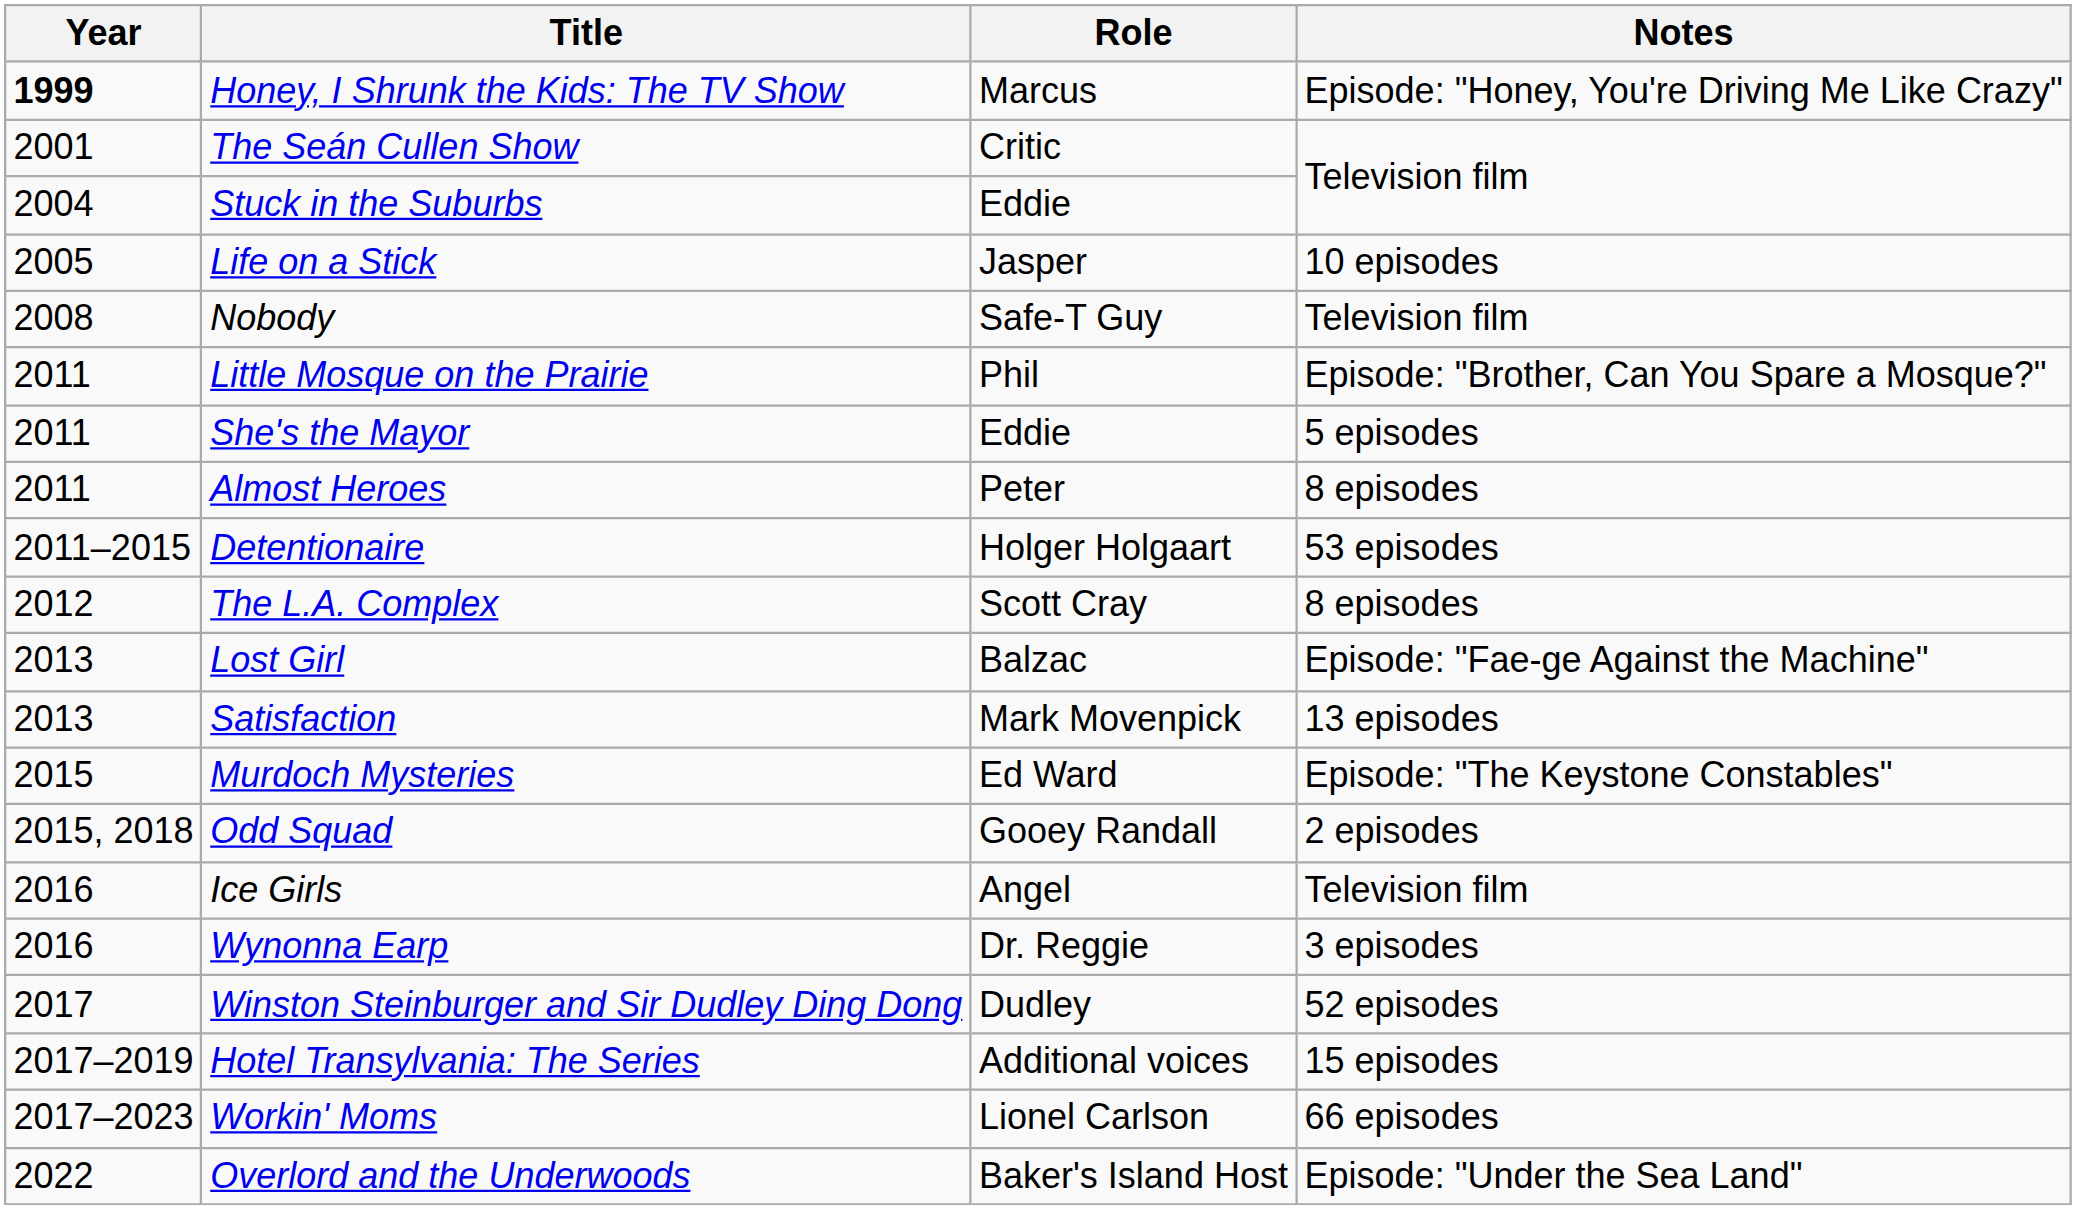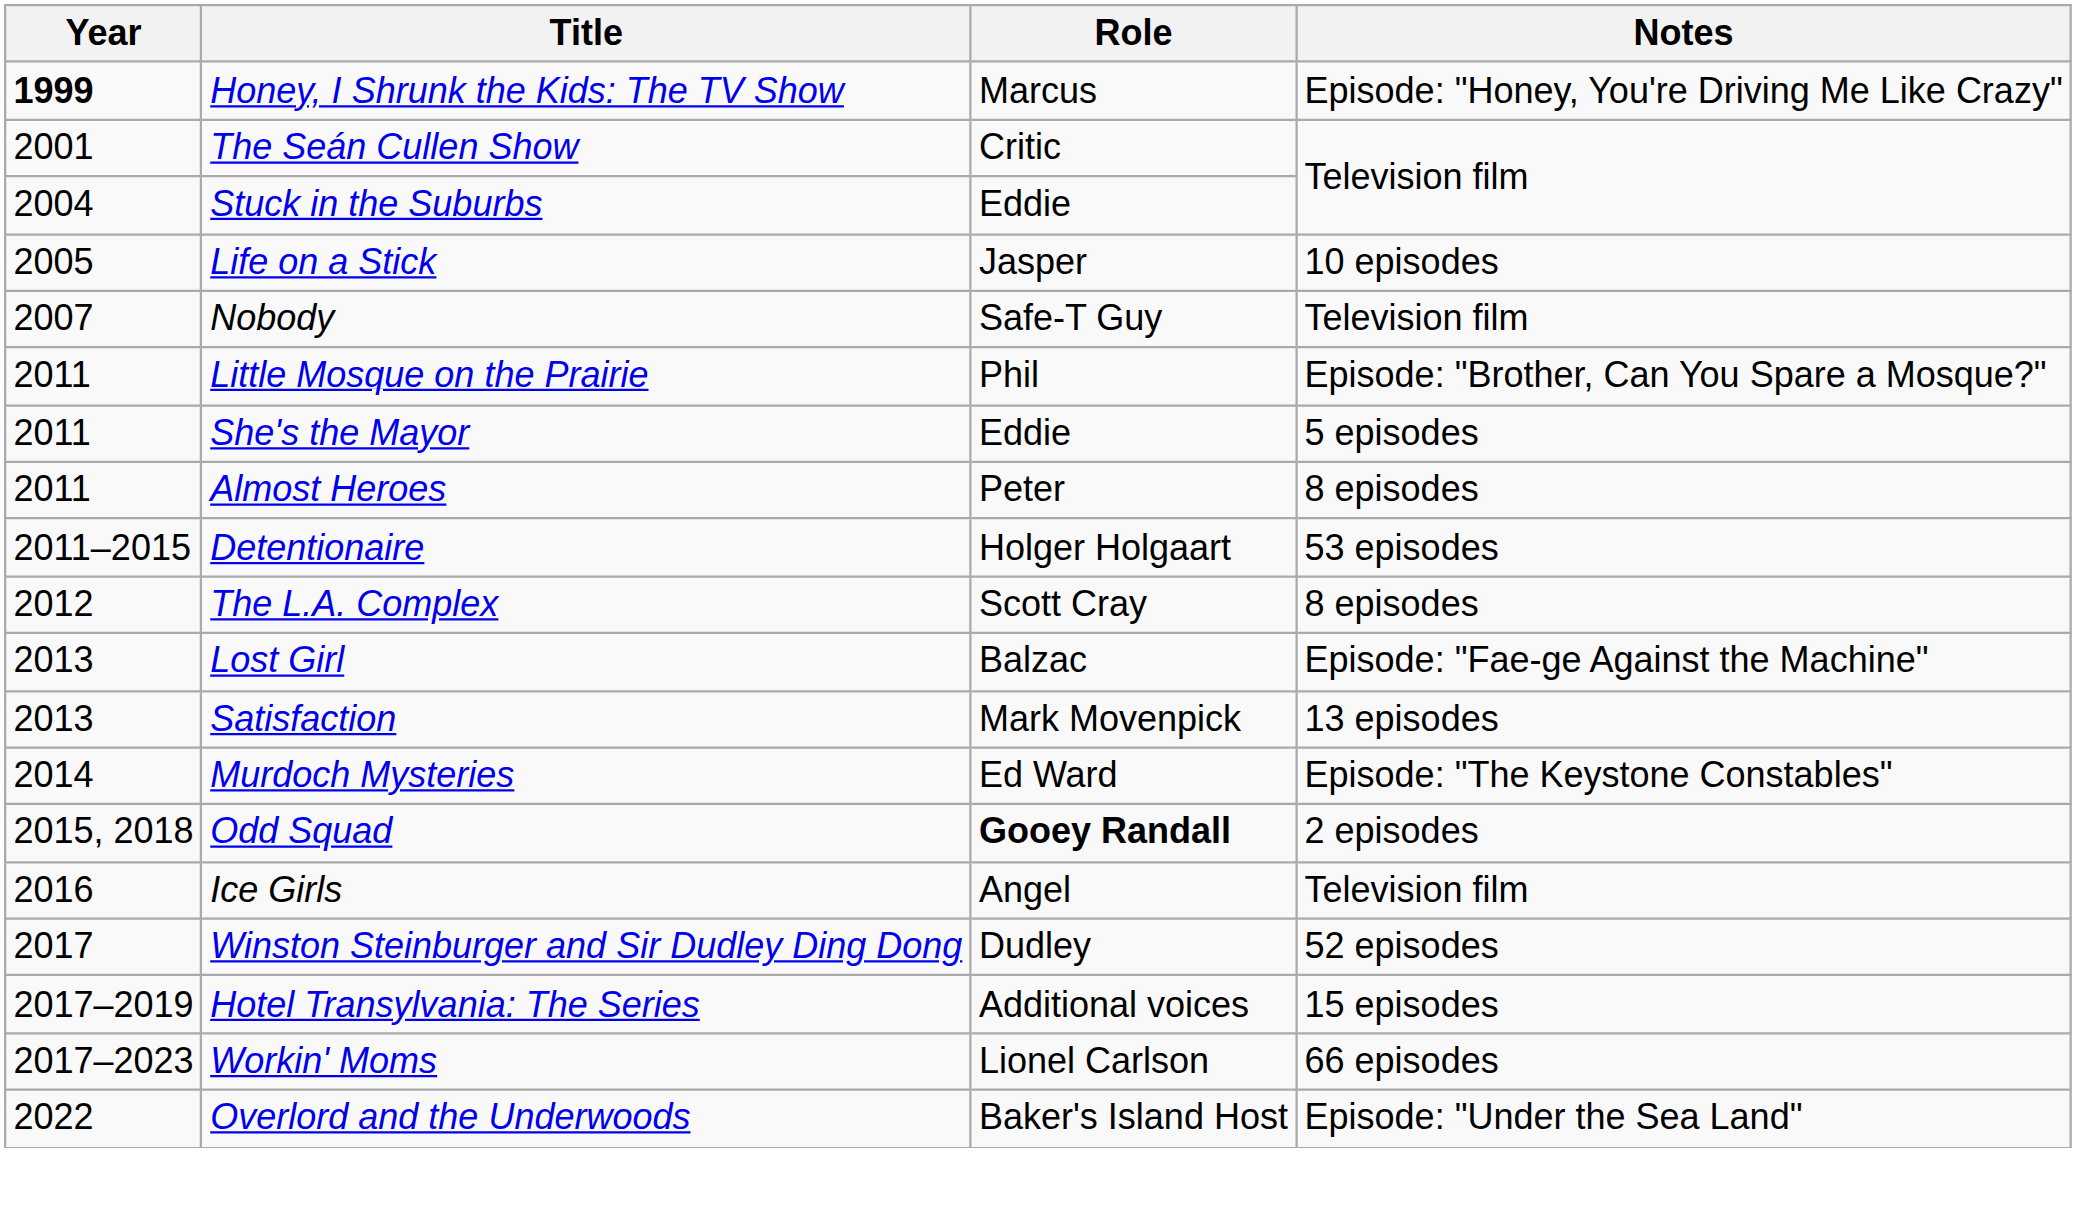(53, 318) 2008 -> (53, 318) 2007
(53, 775) 2015 -> (53, 775) 2014
(1098, 832) normal -> (1105, 832) bold
- row: (329, 946)
